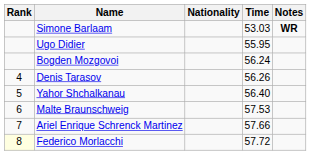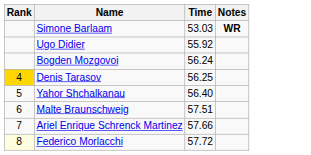- column: (214, 12)
(257, 45) 55.95 -> (200, 45) 55.92
(19, 77) no background -> (19, 77) gold background
(257, 77) 56.26 -> (200, 77) 56.25
(257, 110) 57.53 -> (200, 110) 57.51
